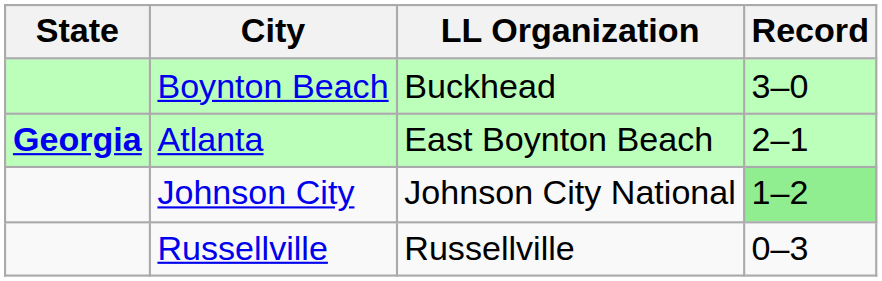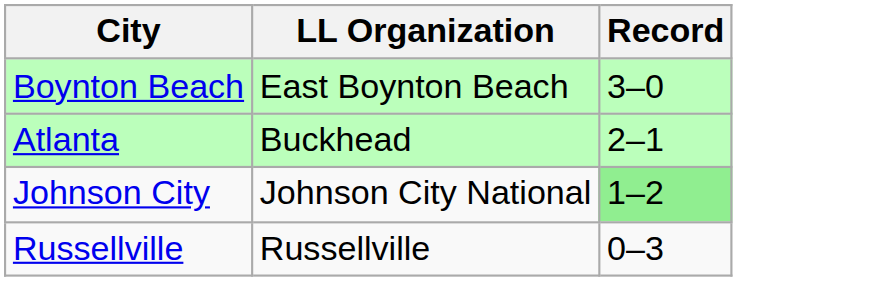- column: (77, 31)
(480, 85) Buckhead -> (414, 85) East Boynton Beach
(559, 139) East Boynton Beach -> (336, 139) Buckhead
